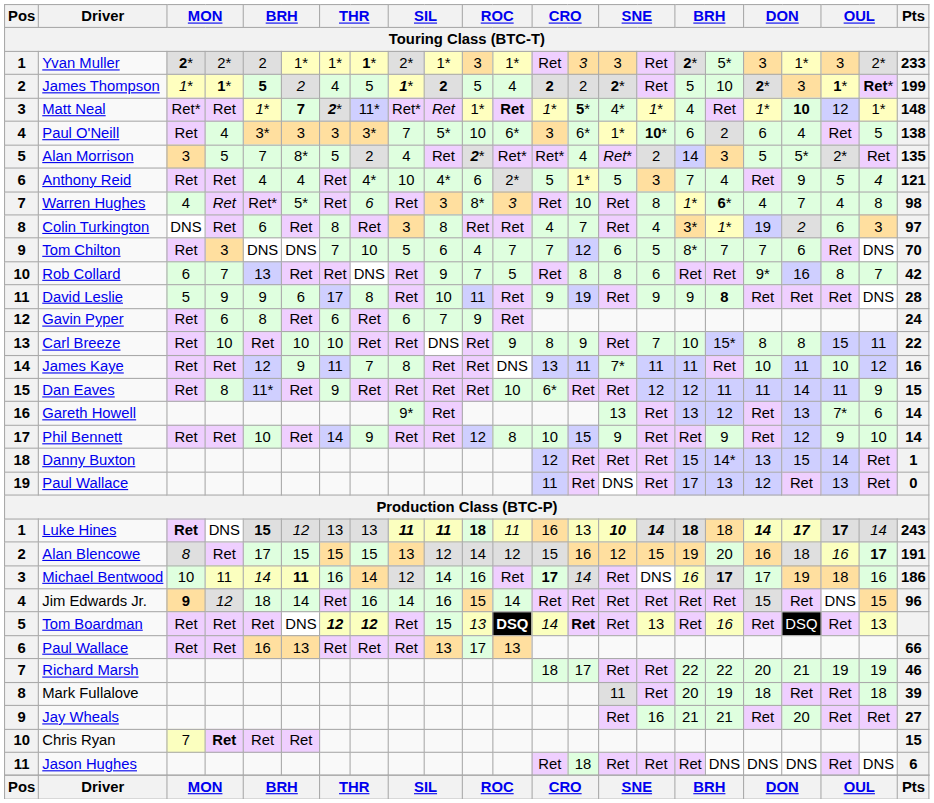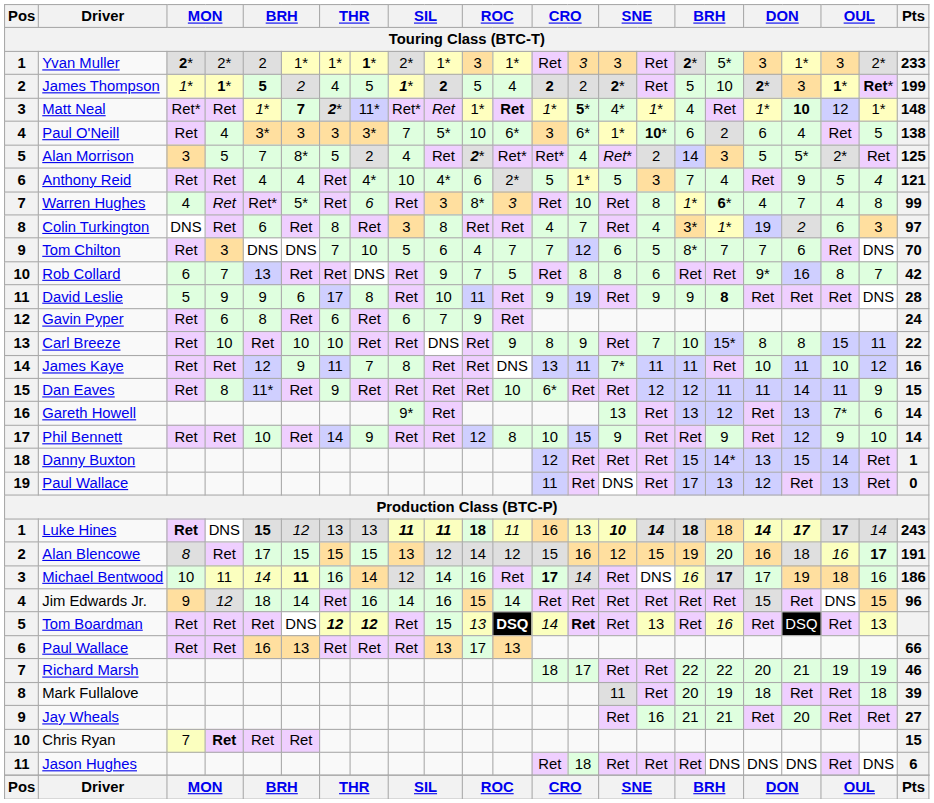(913, 156) 135 -> (913, 156) 125
(913, 203) 98 -> (913, 203) 99
(186, 600) bold -> (186, 600) normal
